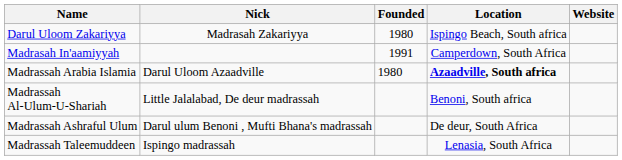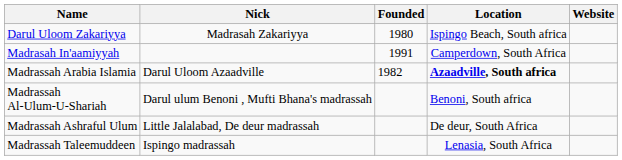(390, 72) 1980 -> (390, 72) 1982
(231, 99) Little Jalalabad, De deur madrassah -> (257, 99) Darul ulum Benoni , Mufti Bhana's madrassah
(257, 125) Darul ulum Benoni , Mufti Bhana's madrassah -> (231, 125) Little Jalalabad, De deur madrassah
